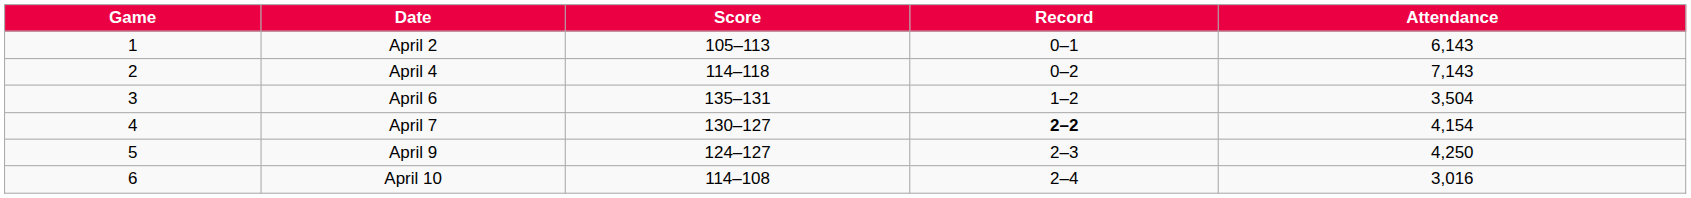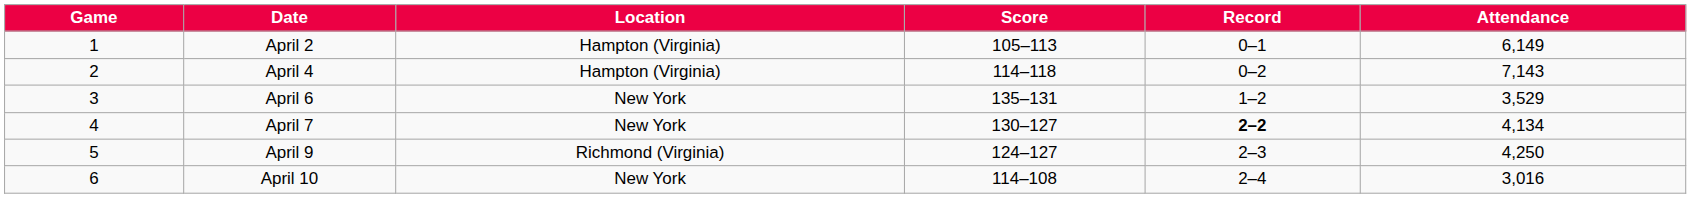+ column: (650, 17)
(1452, 44) 6,143 -> (1523, 44) 6,149
(1452, 98) 3,504 -> (1523, 98) 3,529
(1452, 125) 4,154 -> (1523, 125) 4,134
